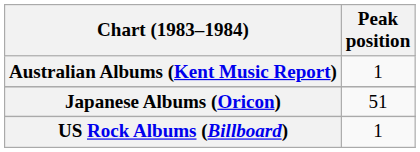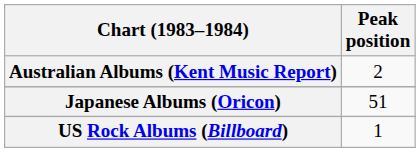(378, 71) 1 -> (378, 71) 2
